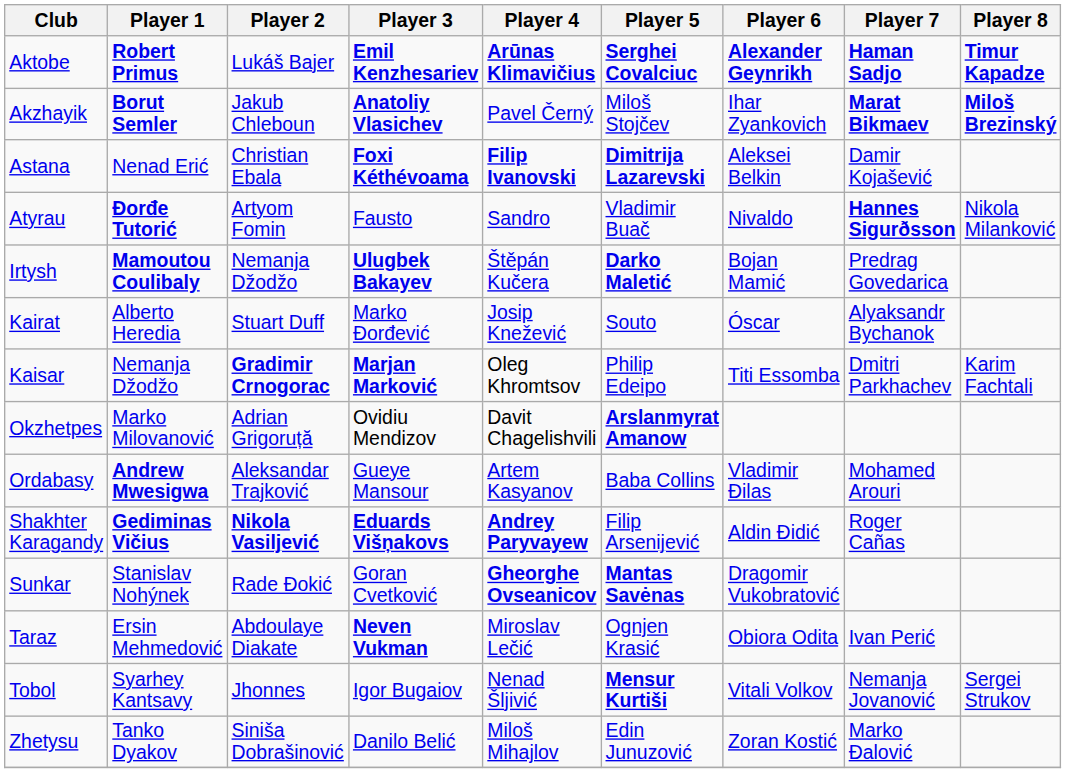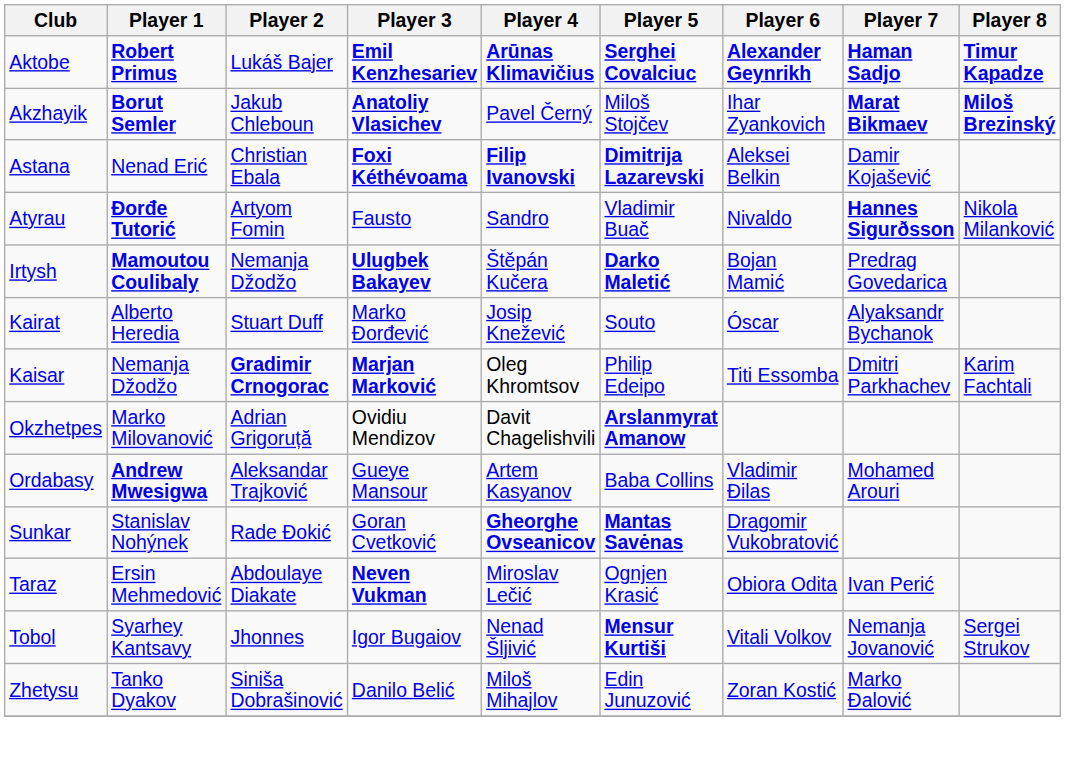- row: (56, 533)
